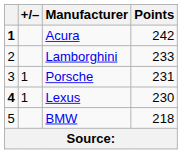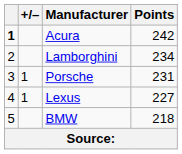(163, 56) 233 -> (163, 56) 234
(11, 98) bold -> (11, 98) normal
(163, 98) 230 -> (163, 98) 227
